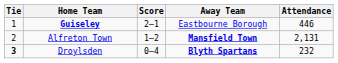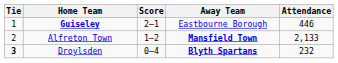(306, 38) 2,131 -> (306, 38) 2,133
